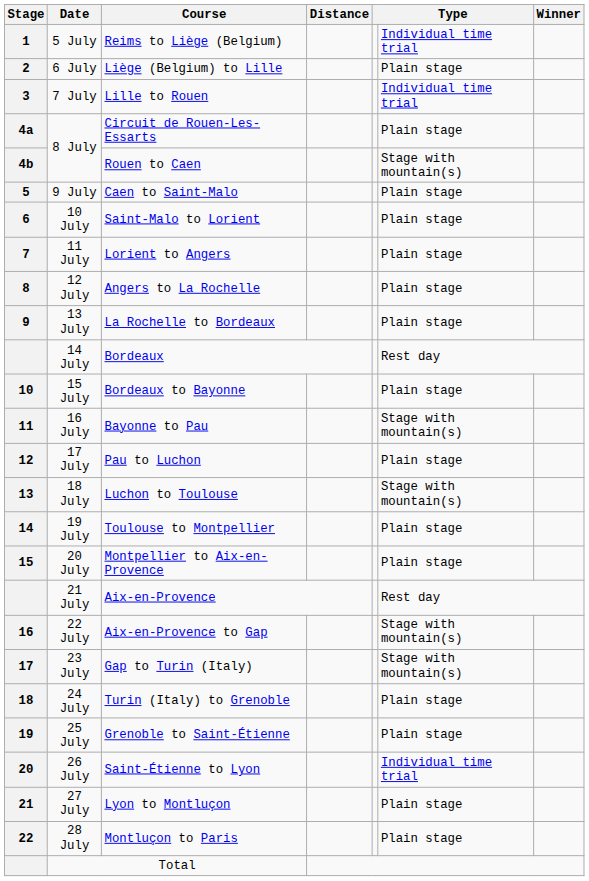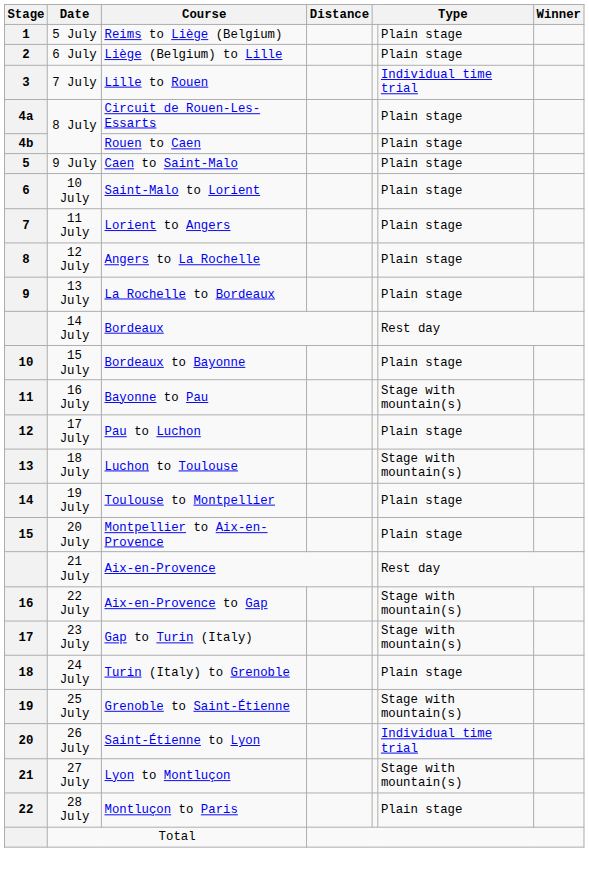(436, 42) Individual time trial -> (422, 35) Plain stage
(422, 165) Stage with mountain(s) -> (422, 144) Plain stage
(422, 735) Plain stage -> (422, 707) Stage with mountain(s)
(422, 804) Plain stage -> (422, 775) Stage with mountain(s)
